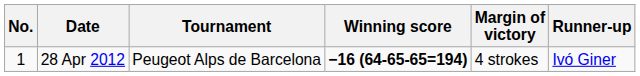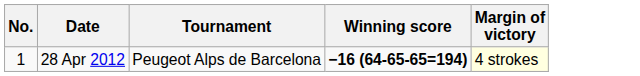- column: (592, 26)
(506, 59) no background -> (506, 59) lightyellow background
